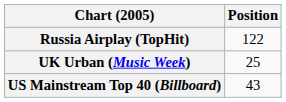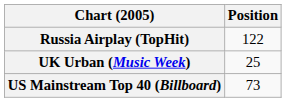(253, 85) 43 -> (253, 85) 73
